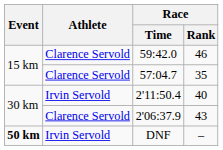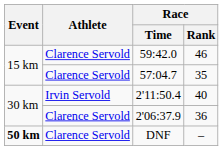(201, 115) 43 -> (201, 115) 36
(78, 136) Irvin Servold -> (88, 136) Clarence Servold
